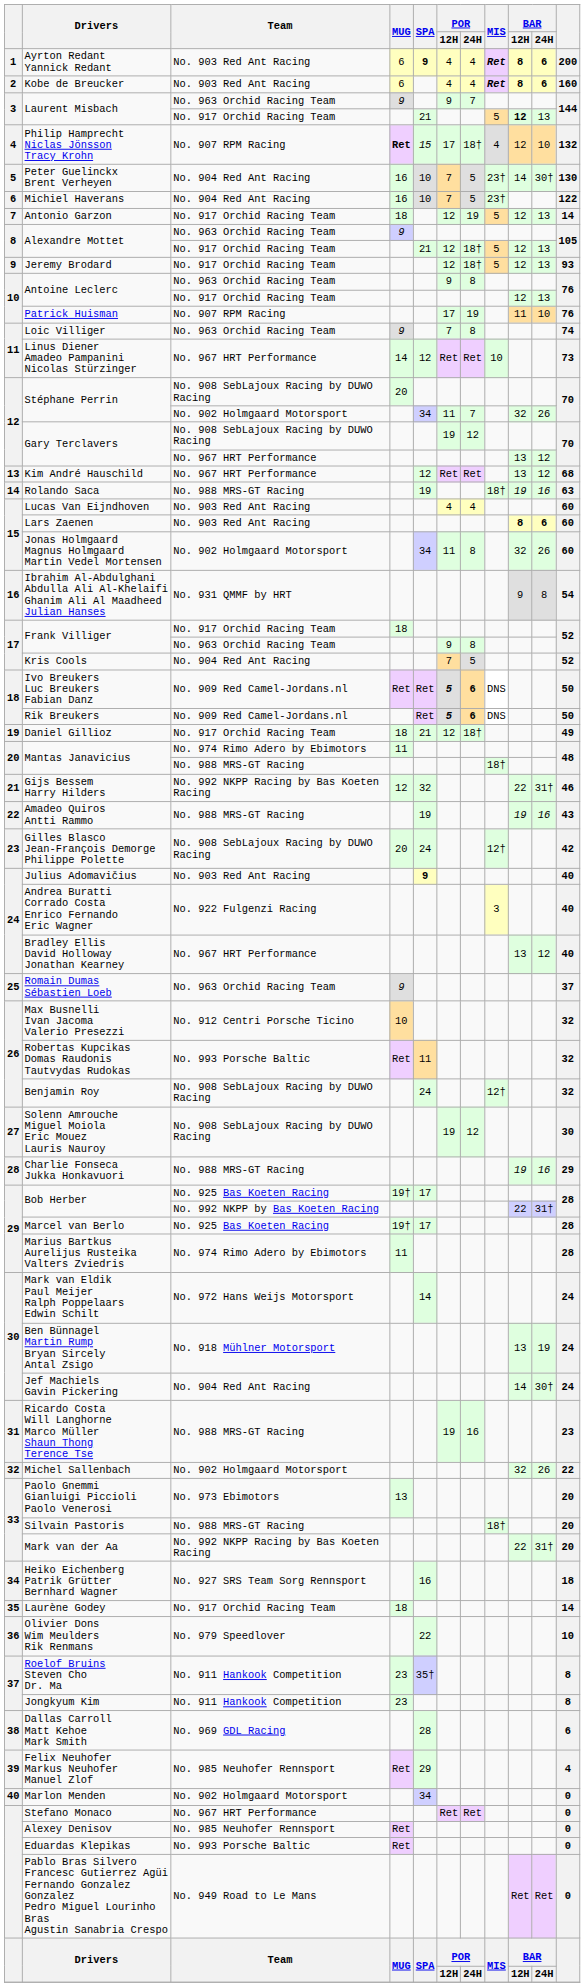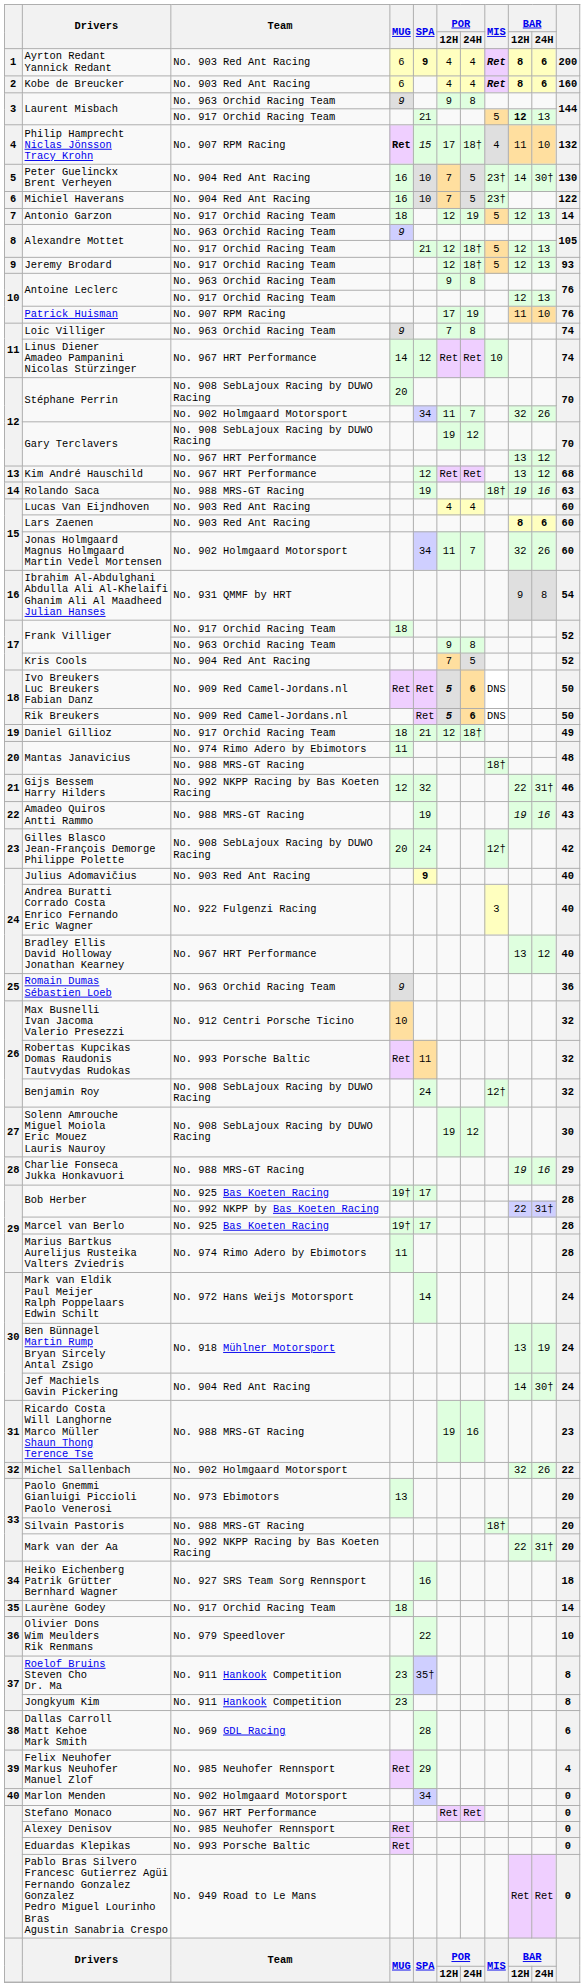(473, 101) 7 -> (473, 101) 8
(520, 145) 12 -> (520, 145) 11
(568, 359) 73 -> (568, 359) 74
(473, 551) 8 -> (473, 551) 7
(568, 988) 37 -> (568, 988) 36
